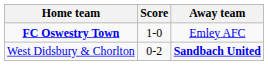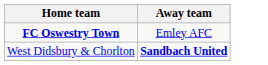- column: (154, 13)
